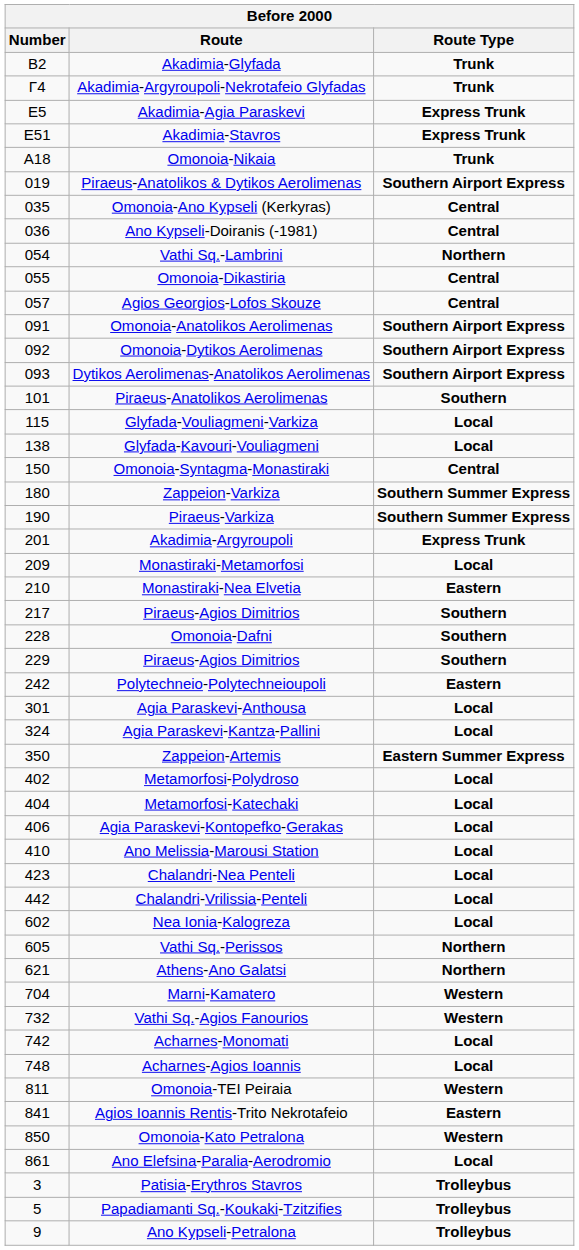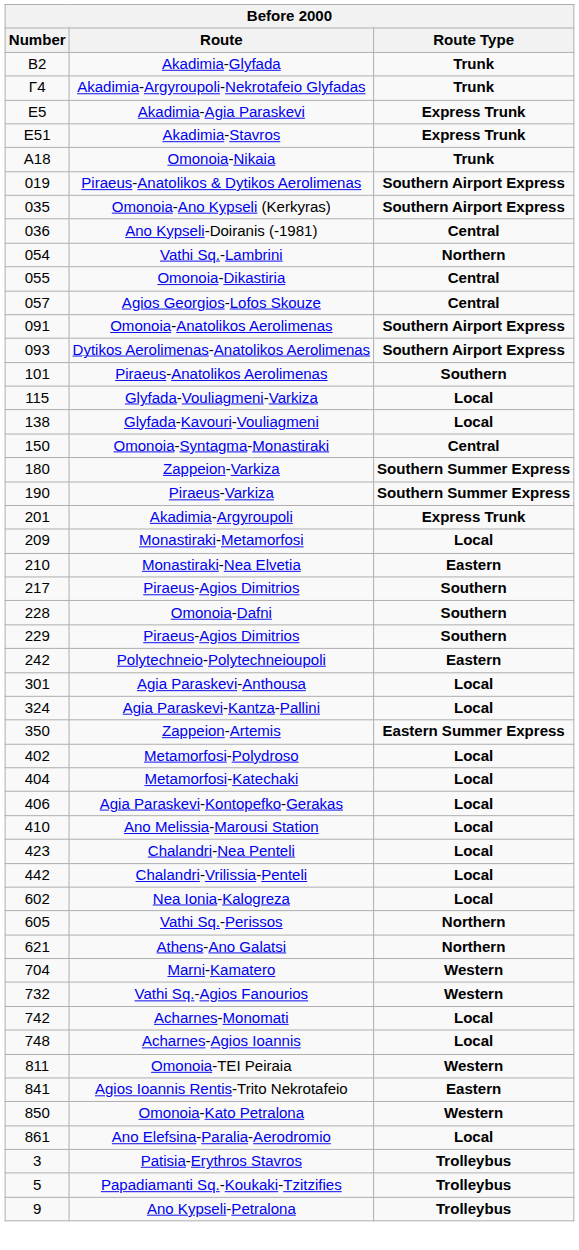(474, 207) Central -> (474, 207) Southern Airport Express
- row: (37, 350)
